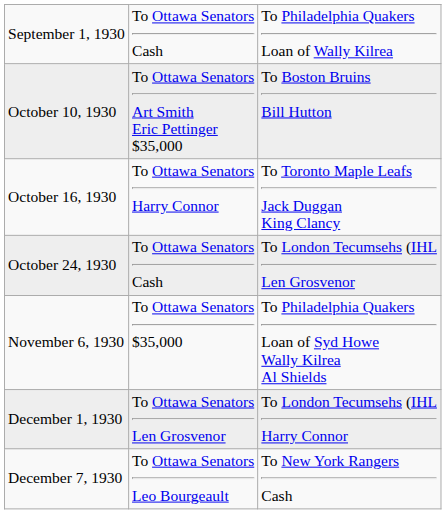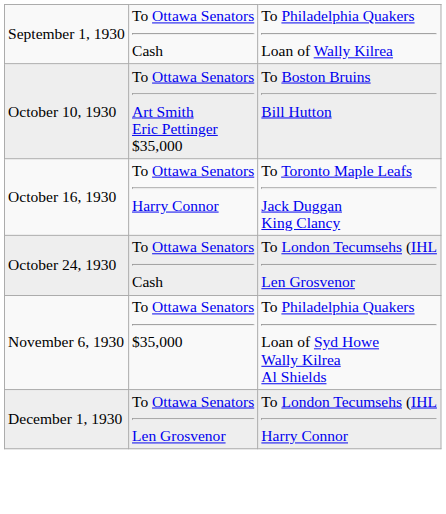- row: (65, 478)
